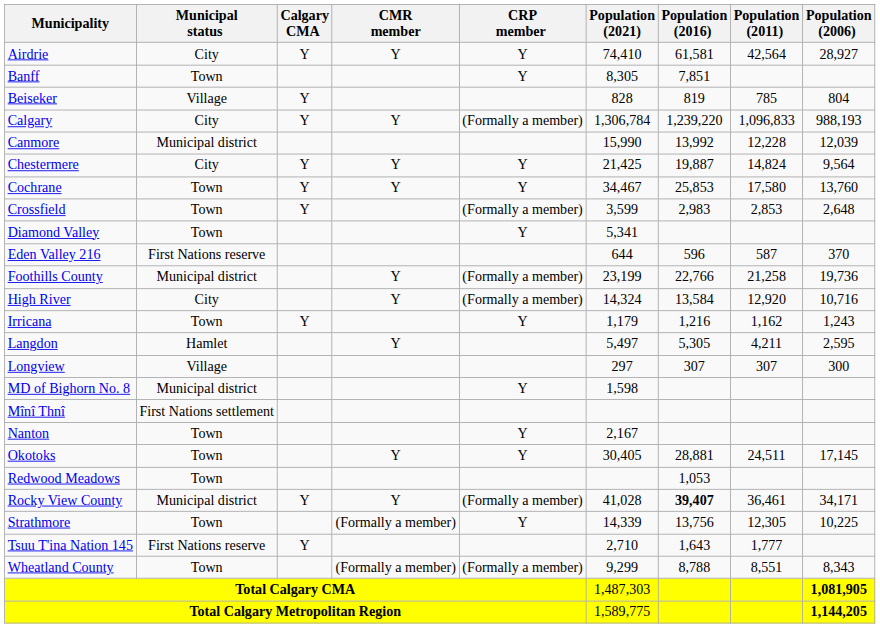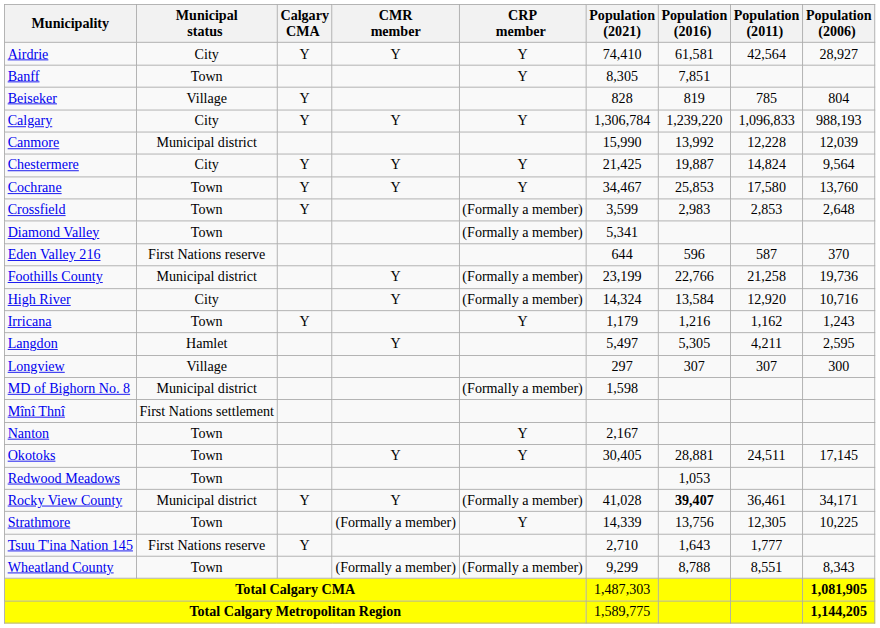(523, 120) (Formally a member) -> (523, 120) Y
(523, 232) Y -> (523, 232) (Formally a member)
(523, 388) Y -> (523, 388) (Formally a member)
